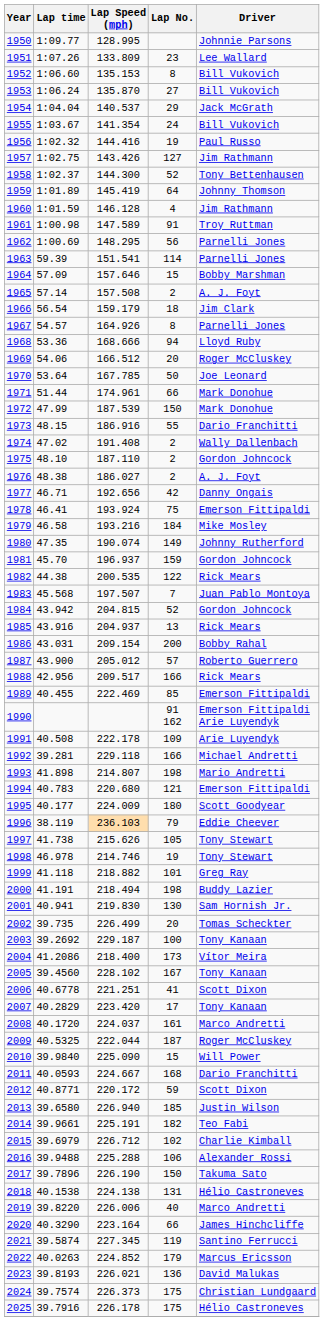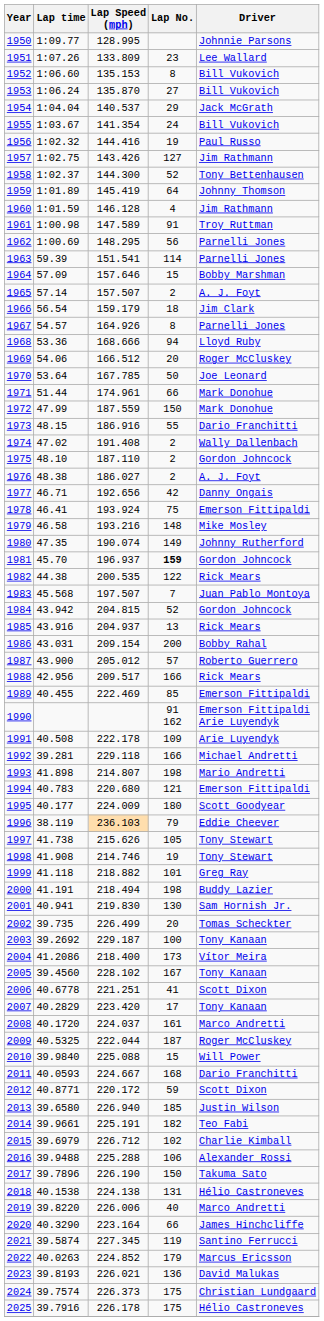(118, 292) 157.508 -> (118, 292) 157.507
(118, 410) 187.539 -> (118, 410) 187.559
(173, 527) 184 -> (173, 527) 148
(173, 560) normal -> (173, 560) bold
(55, 857) 46.978 -> (55, 857) 41.908
(118, 1057) 225.090 -> (118, 1057) 225.088
